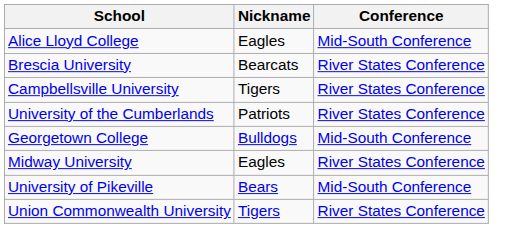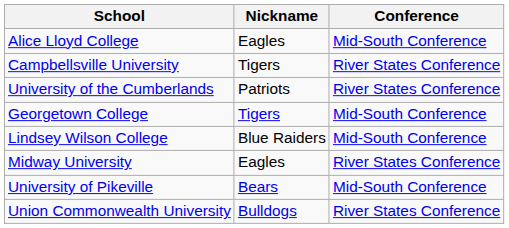- row: (69, 65)
(267, 138) Bulldogs -> (259, 114) Tigers
+ row: (88, 138)
(259, 211) Tigers -> (267, 211) Bulldogs
